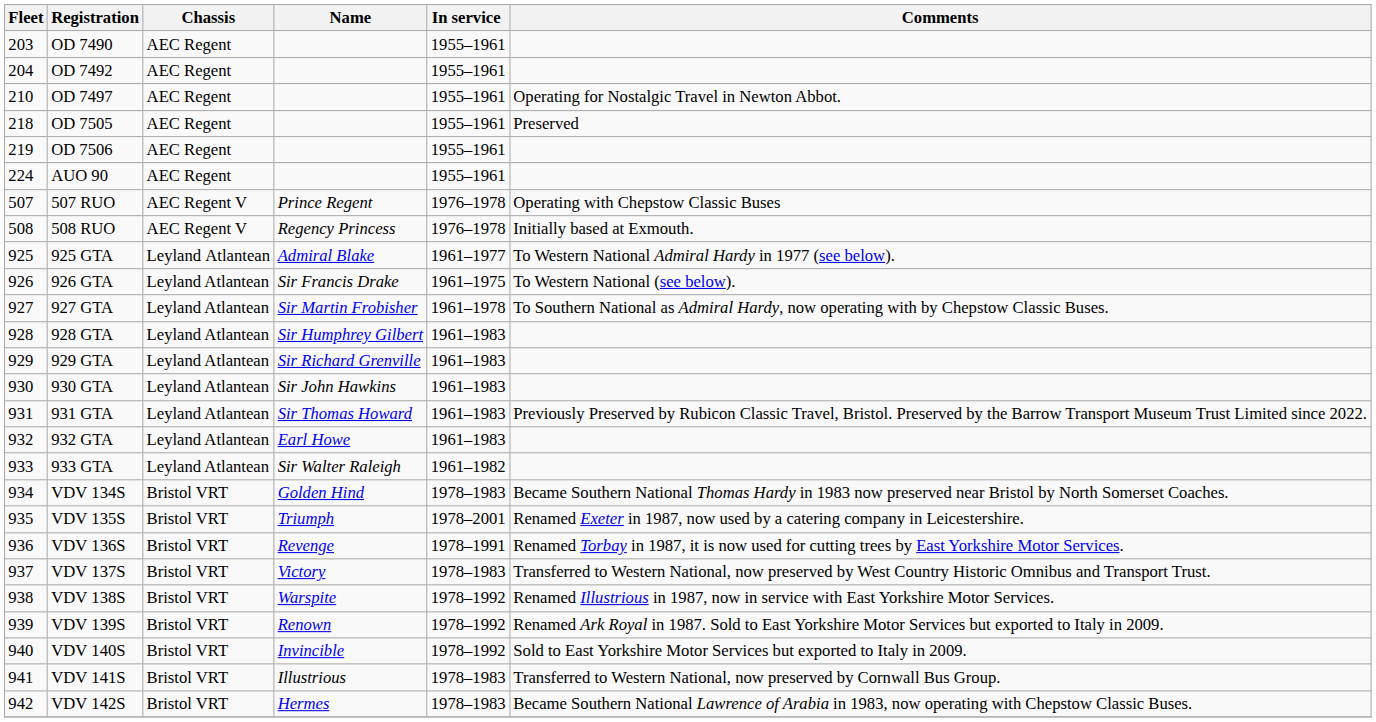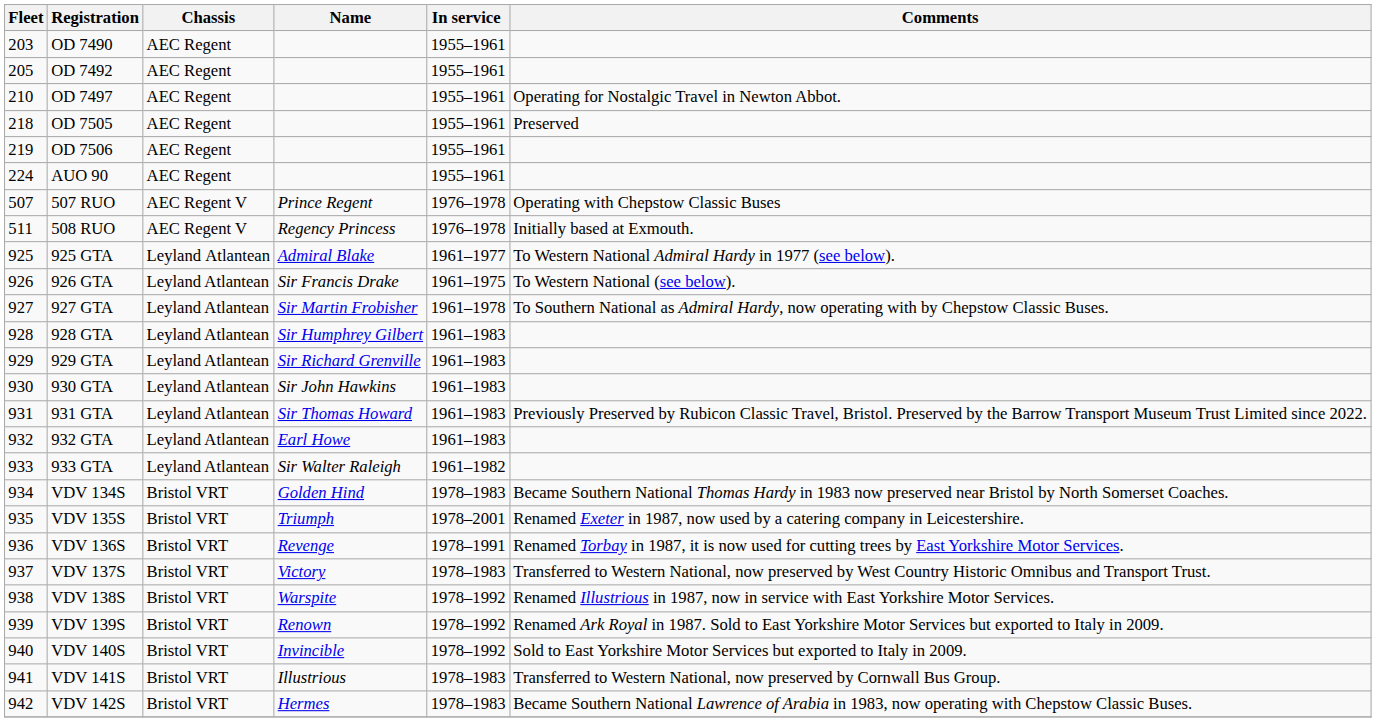(21, 70) 204 -> (21, 70) 205
(21, 228) 508 -> (21, 228) 511
